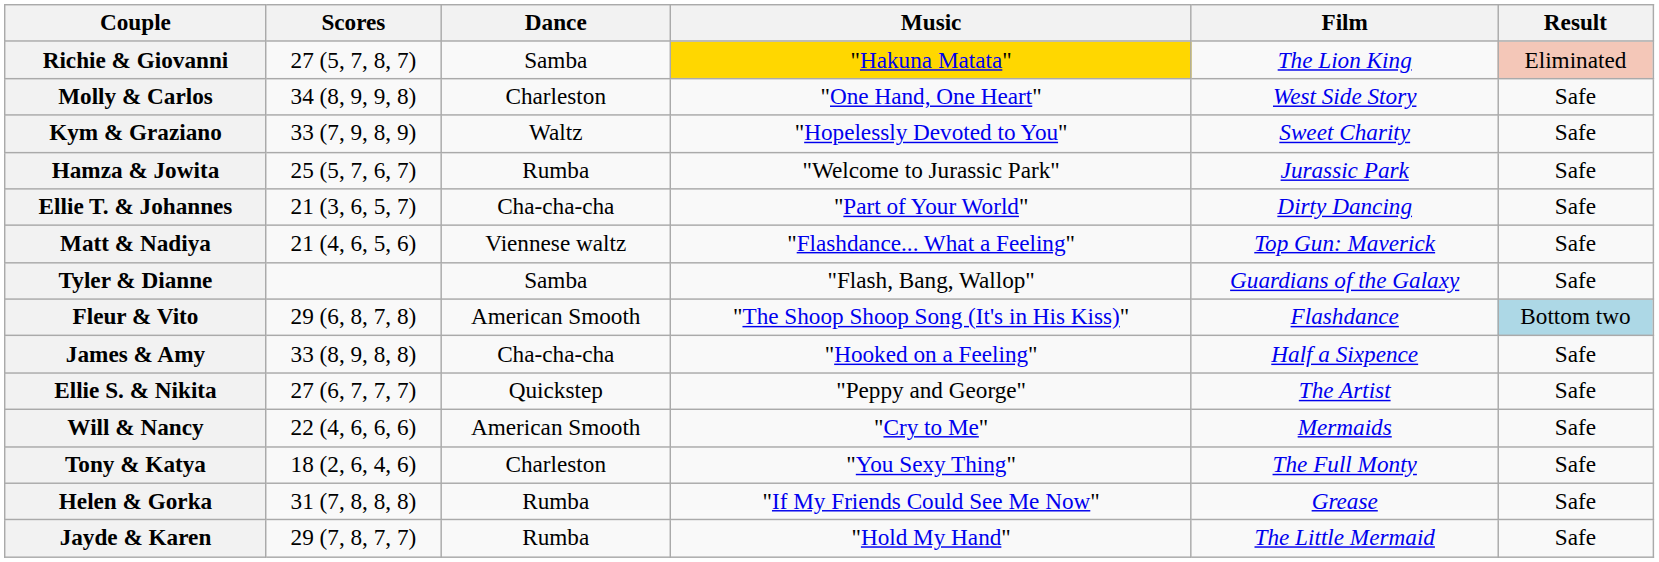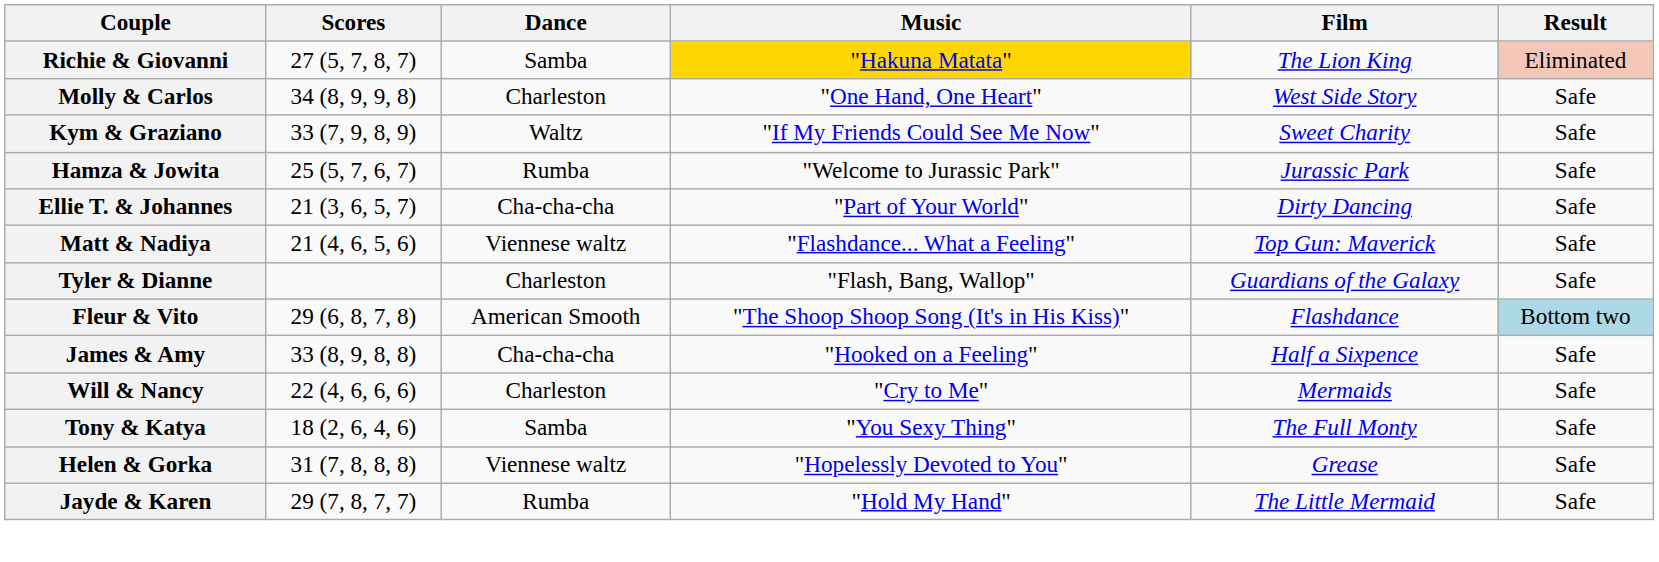(931, 133) "Hopelessly Devoted to You" -> (931, 133) "If My Friends Could See Me Now"
(556, 280) Samba -> (556, 280) Charleston
- row: (135, 390)
(556, 427) American Smooth -> (556, 390) Charleston
(556, 464) Charleston -> (556, 427) Samba
(556, 501) Rumba -> (556, 464) Viennese waltz
(931, 501) "If My Friends Could See Me Now" -> (931, 464) "Hopelessly Devoted to You"
